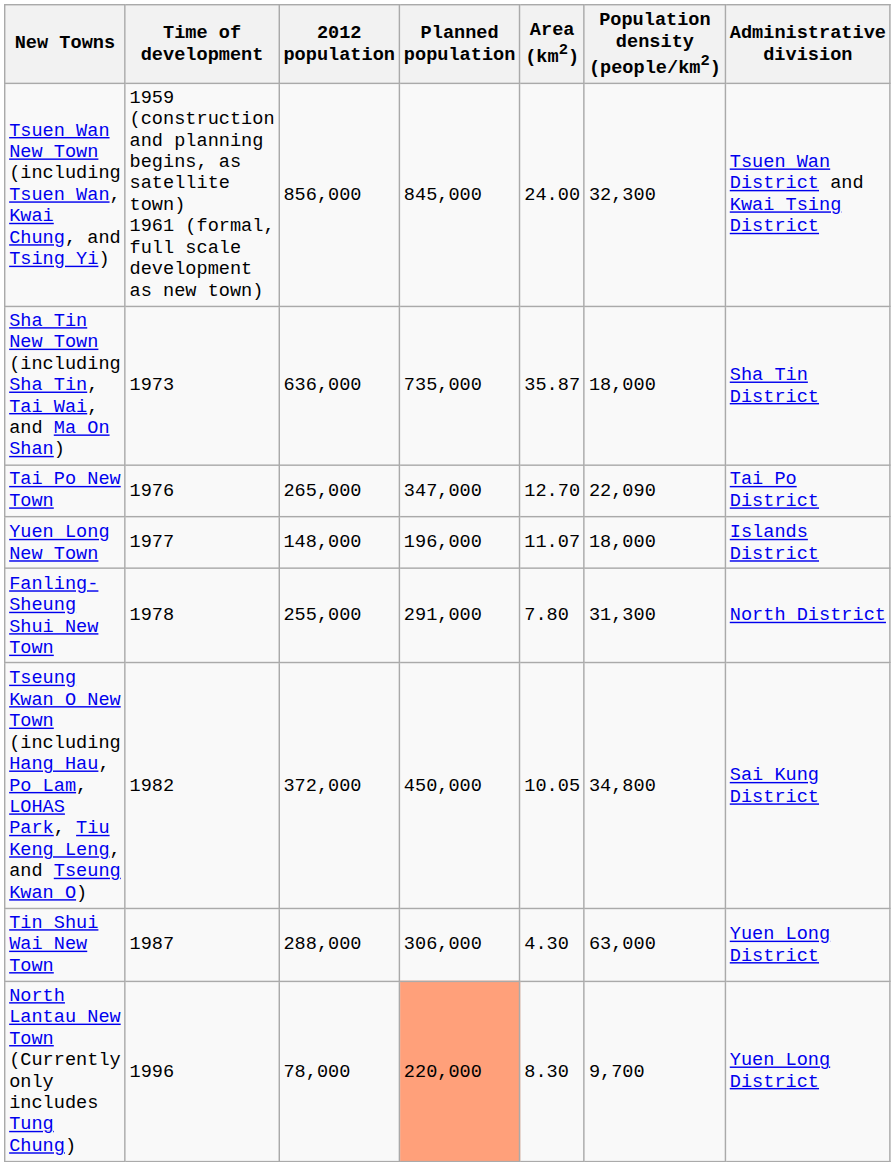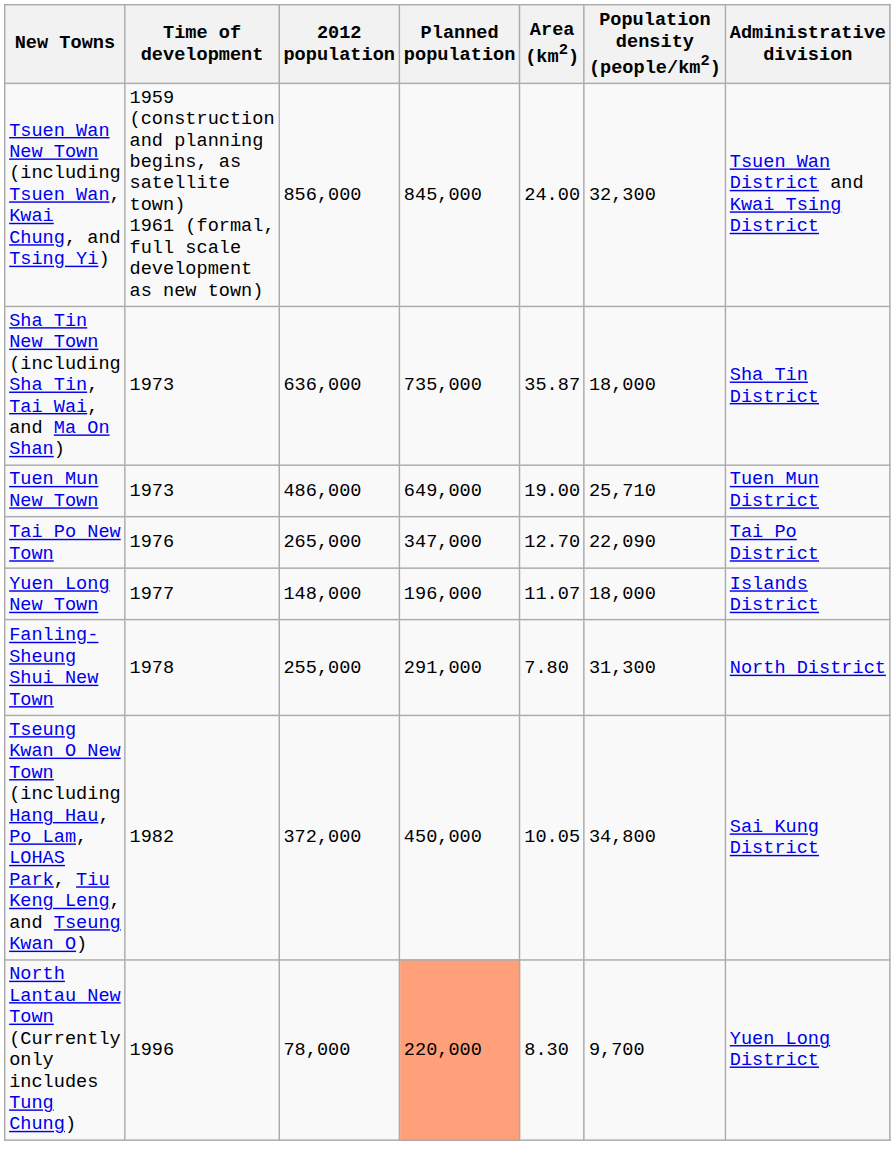+ row: (54, 491)
- row: (54, 945)
